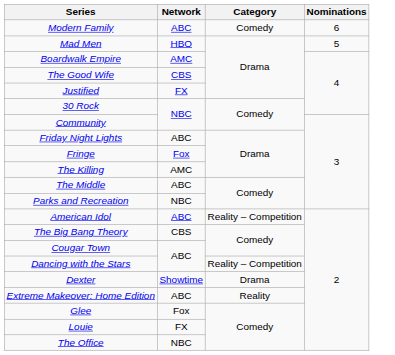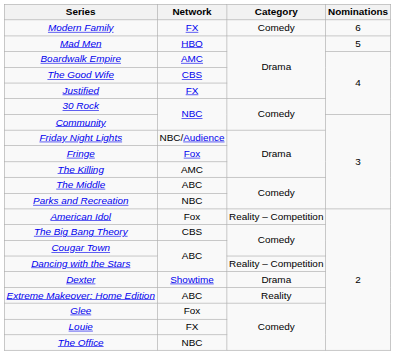(181, 28) ABC -> (192, 28) FX
(181, 138) ABC -> (192, 138) NBC/Audience
(181, 216) ABC -> (192, 216) Fox
